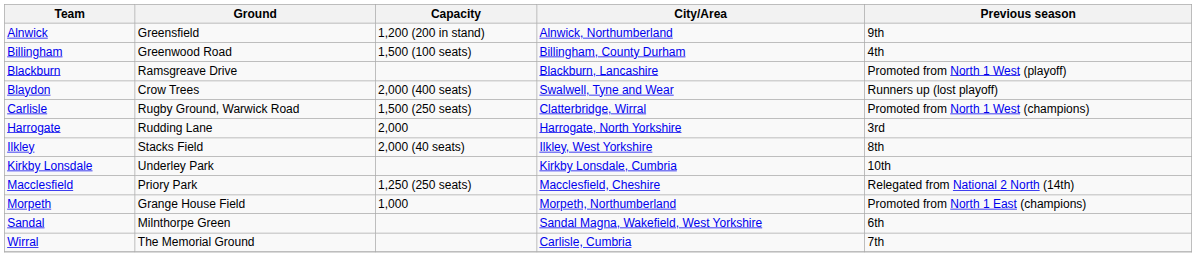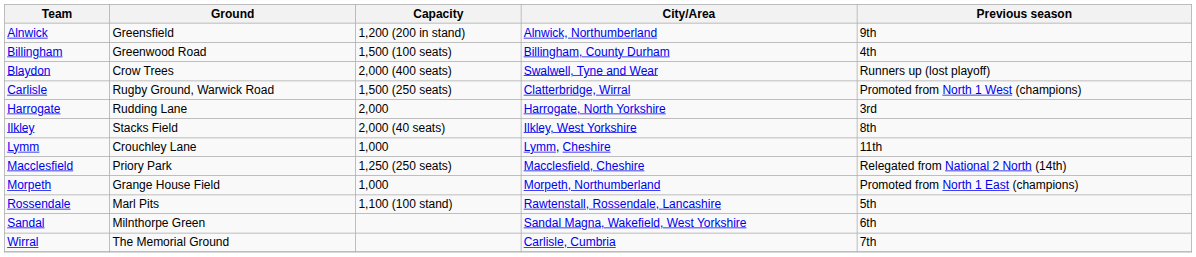- row: (34, 71)
- row: (50, 166)
+ row: (23, 147)
+ row: (39, 204)
